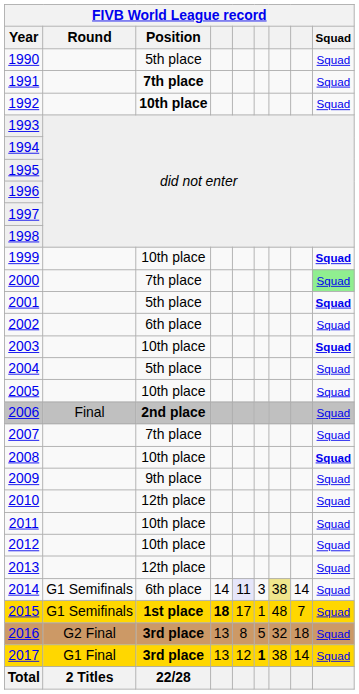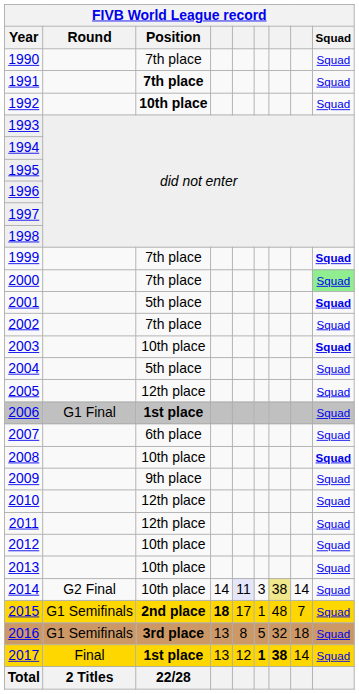(173, 59) 5th place -> (173, 59) 7th place
(173, 258) 10th place -> (173, 258) 7th place
(173, 324) 6th place -> (173, 324) 7th place
(173, 390) 10th place -> (173, 390) 12th place
(90, 412) Final -> (90, 412) G1 Final
(173, 412) 2nd place -> (173, 412) 1st place
(173, 434) 7th place -> (173, 434) 6th place
(173, 523) 10th place -> (173, 523) 12th place
(173, 567) 12th place -> (173, 567) 10th place
(90, 589) G1 Semifinals -> (90, 589) G2 Final
(173, 589) 6th place -> (173, 589) 10th place
(173, 611) 1st place -> (173, 611) 2nd place
(90, 633) G2 Final -> (90, 633) G1 Semifinals
(90, 655) G1 Final -> (90, 655) Final
(173, 655) 3rd place -> (173, 655) 1st place
(280, 655) normal -> (280, 655) bold
